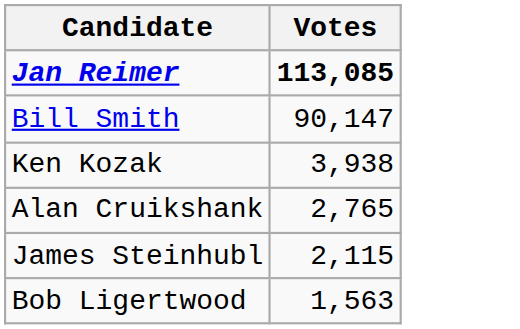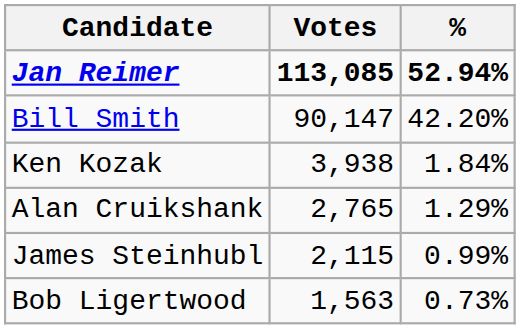+ column: (458, 28)
